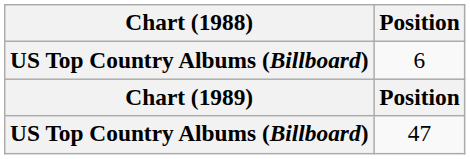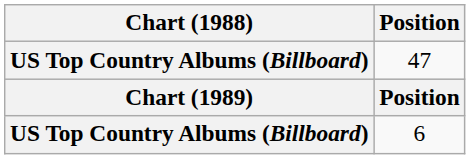rows swapped: (419, 60) <-> (419, 134)
